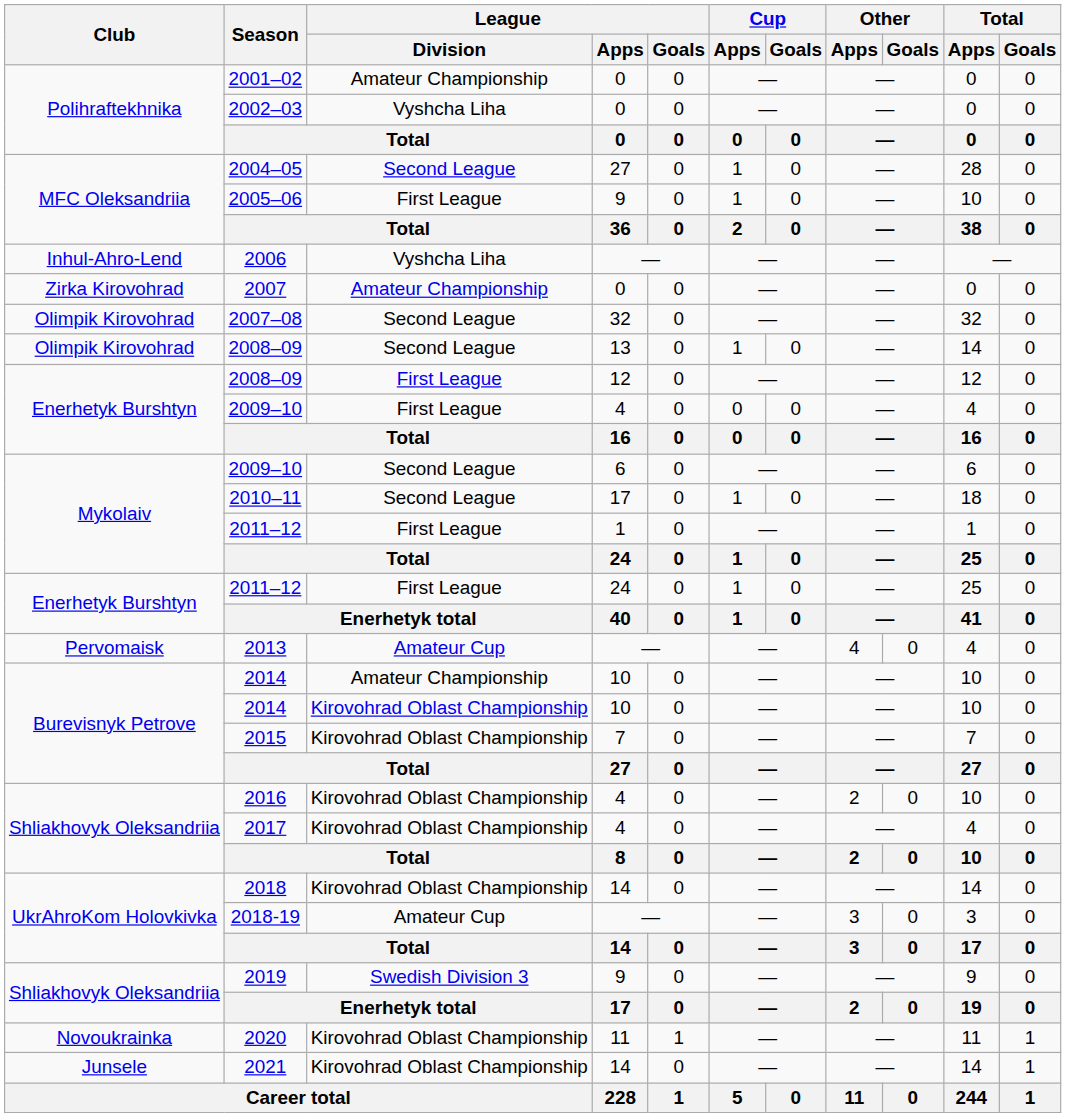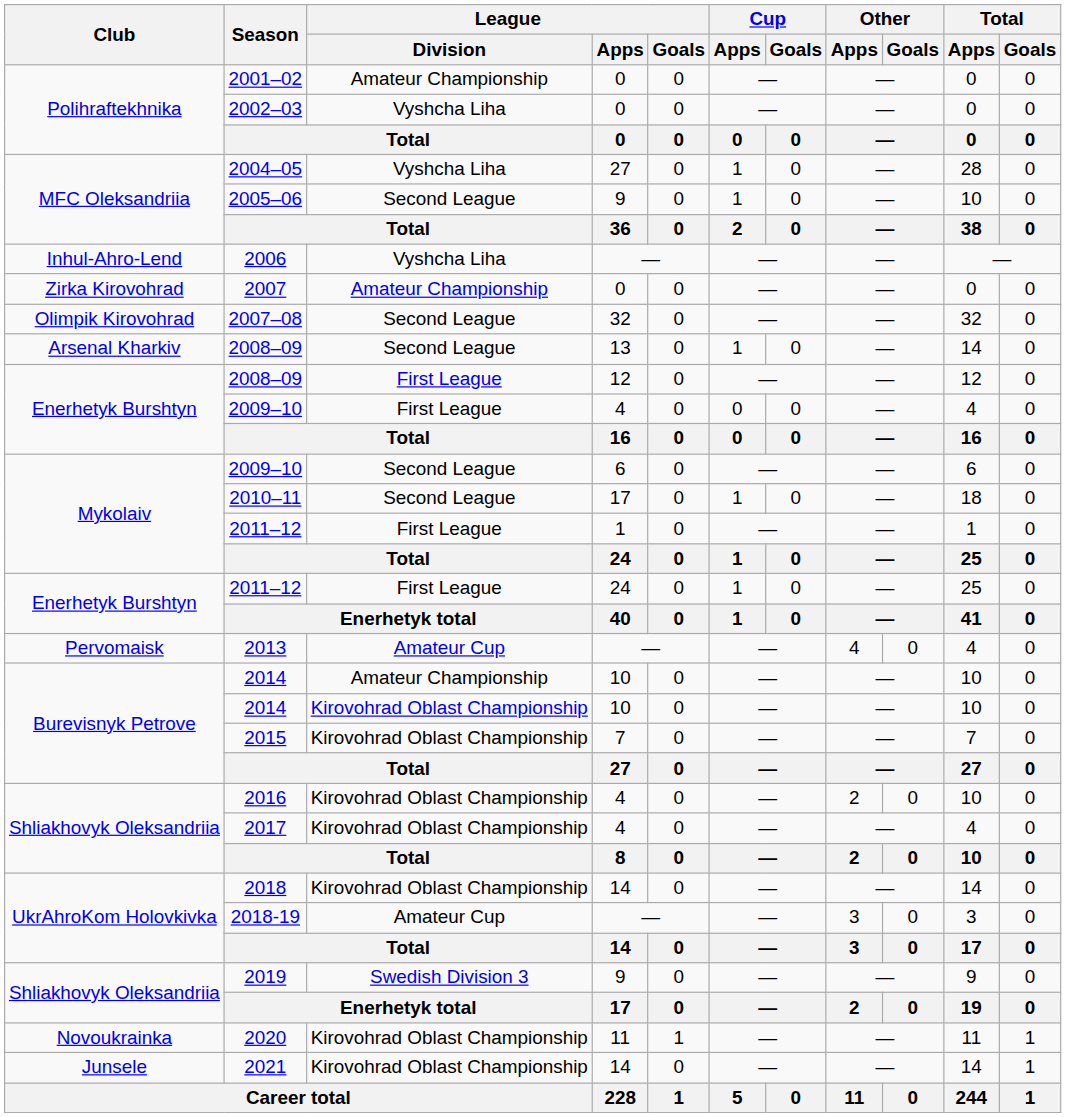(449, 169) Second League -> (449, 169) Vyshcha Liha
(449, 199) First League -> (449, 199) Second League
(114, 348) Olimpik Kirovohrad -> (114, 348) Arsenal Kharkiv
